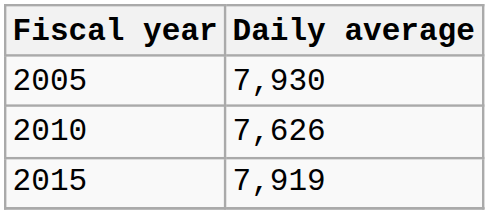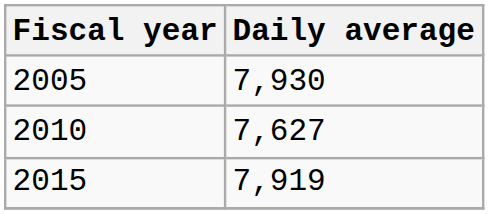(279, 132) 7,626 -> (279, 132) 7,627
